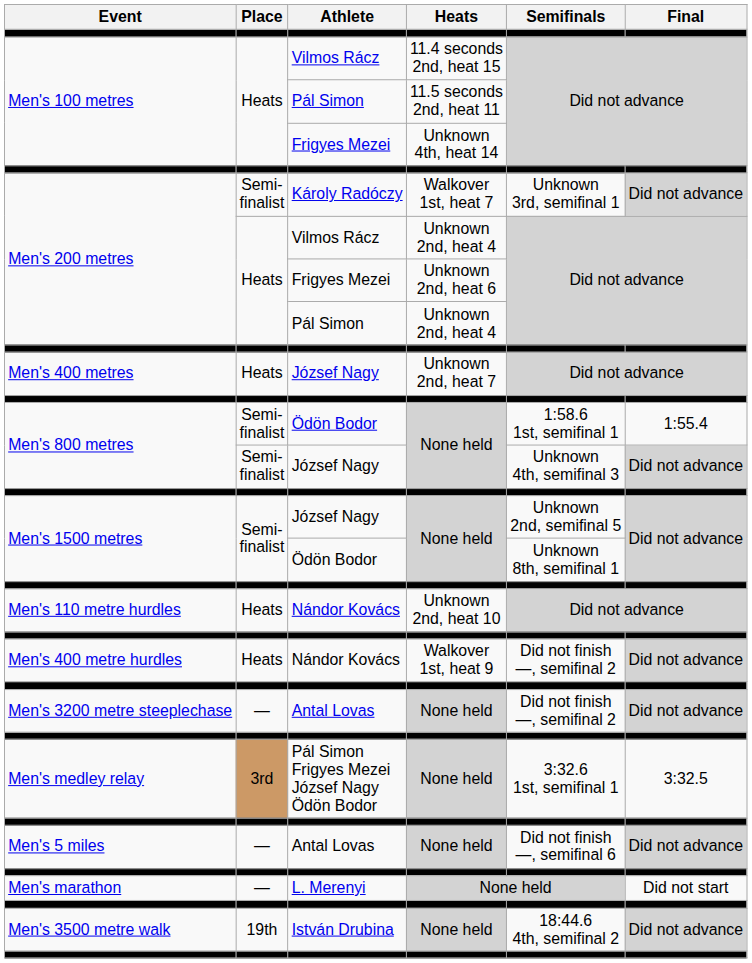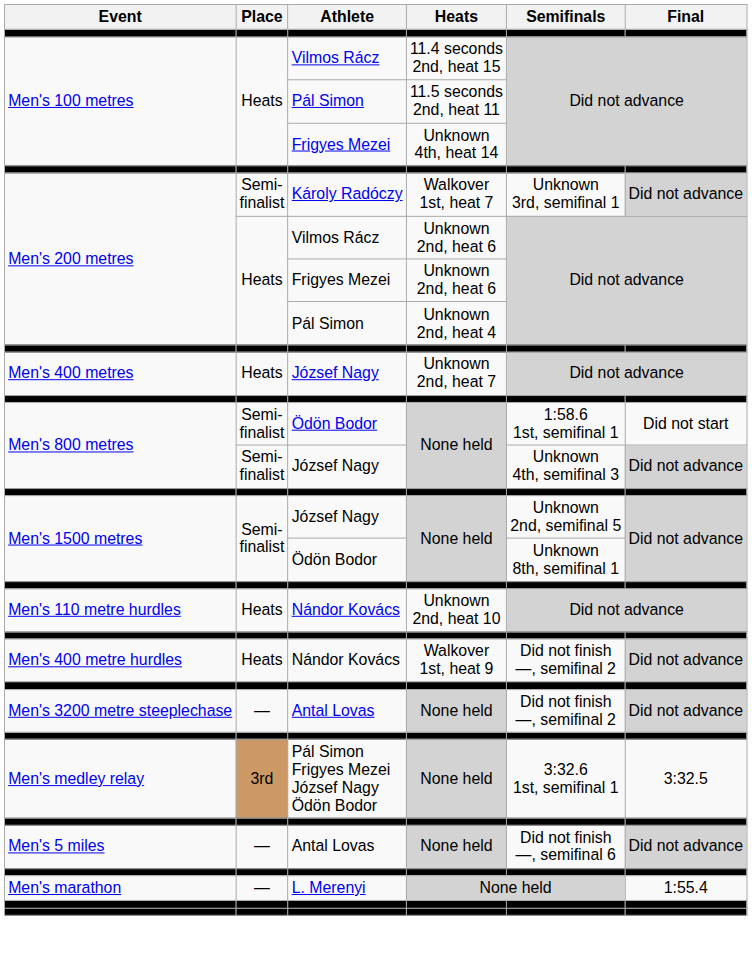(456, 237) Unknown 2nd, heat 4 -> (456, 237) Unknown 2nd, heat 6
(686, 423) 1:55.4 -> (686, 423) Did not start
(686, 888) Did not start -> (686, 888) 1:55.4
- row: (89, 929)
